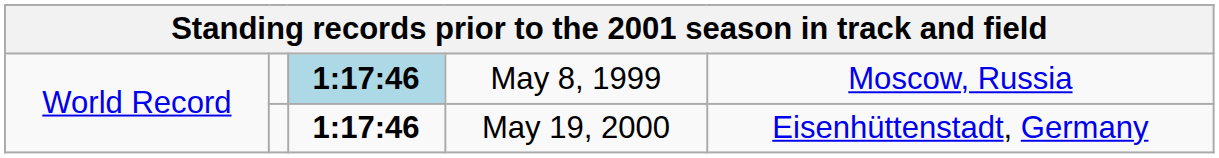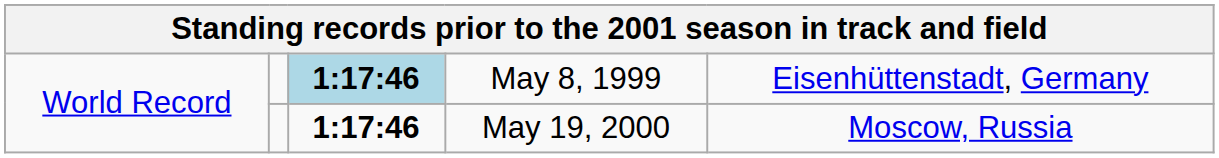(960, 78) Moscow, Russia -> (960, 78) Eisenhüttenstadt, Germany
(960, 127) Eisenhüttenstadt, Germany -> (960, 127) Moscow, Russia
